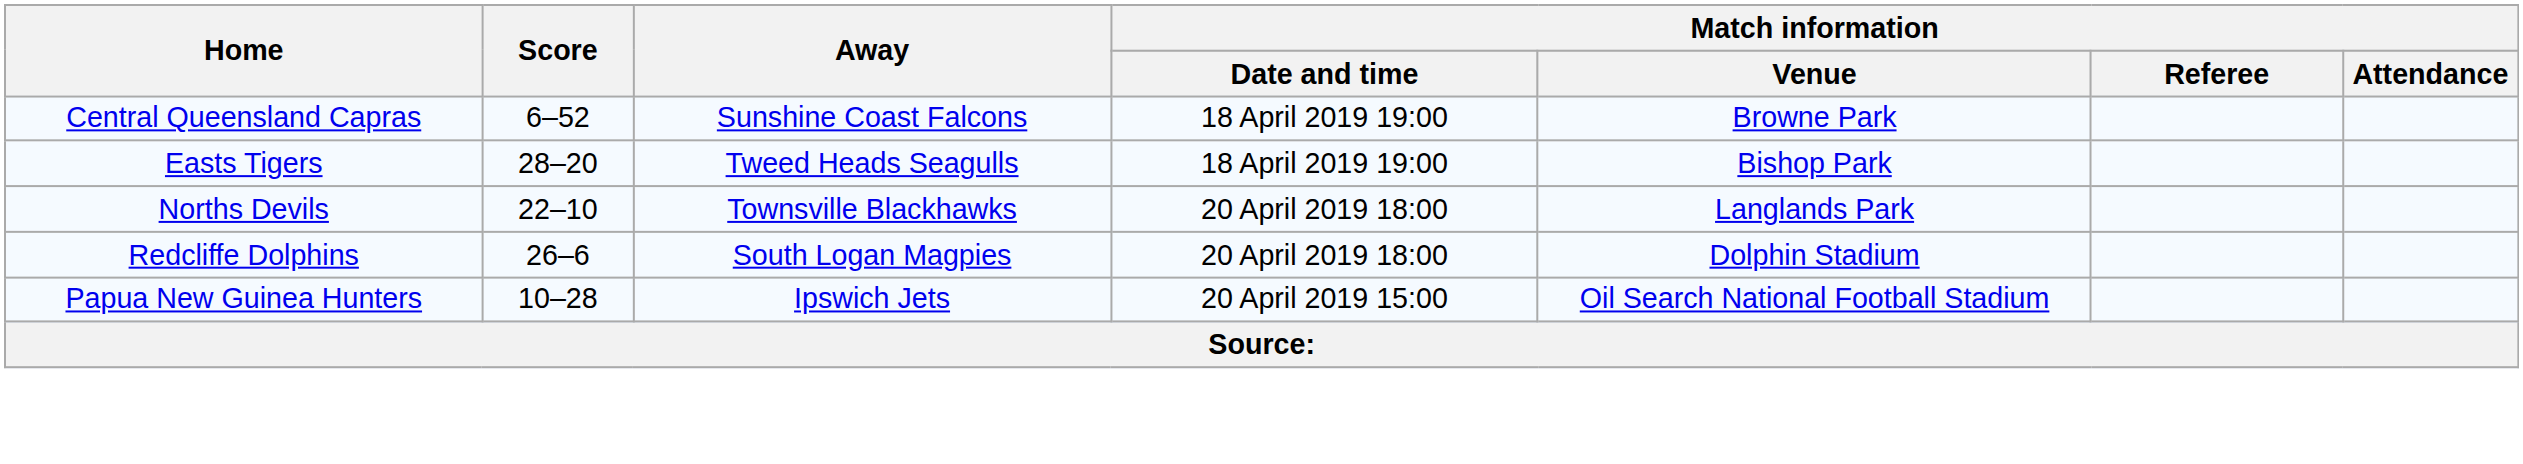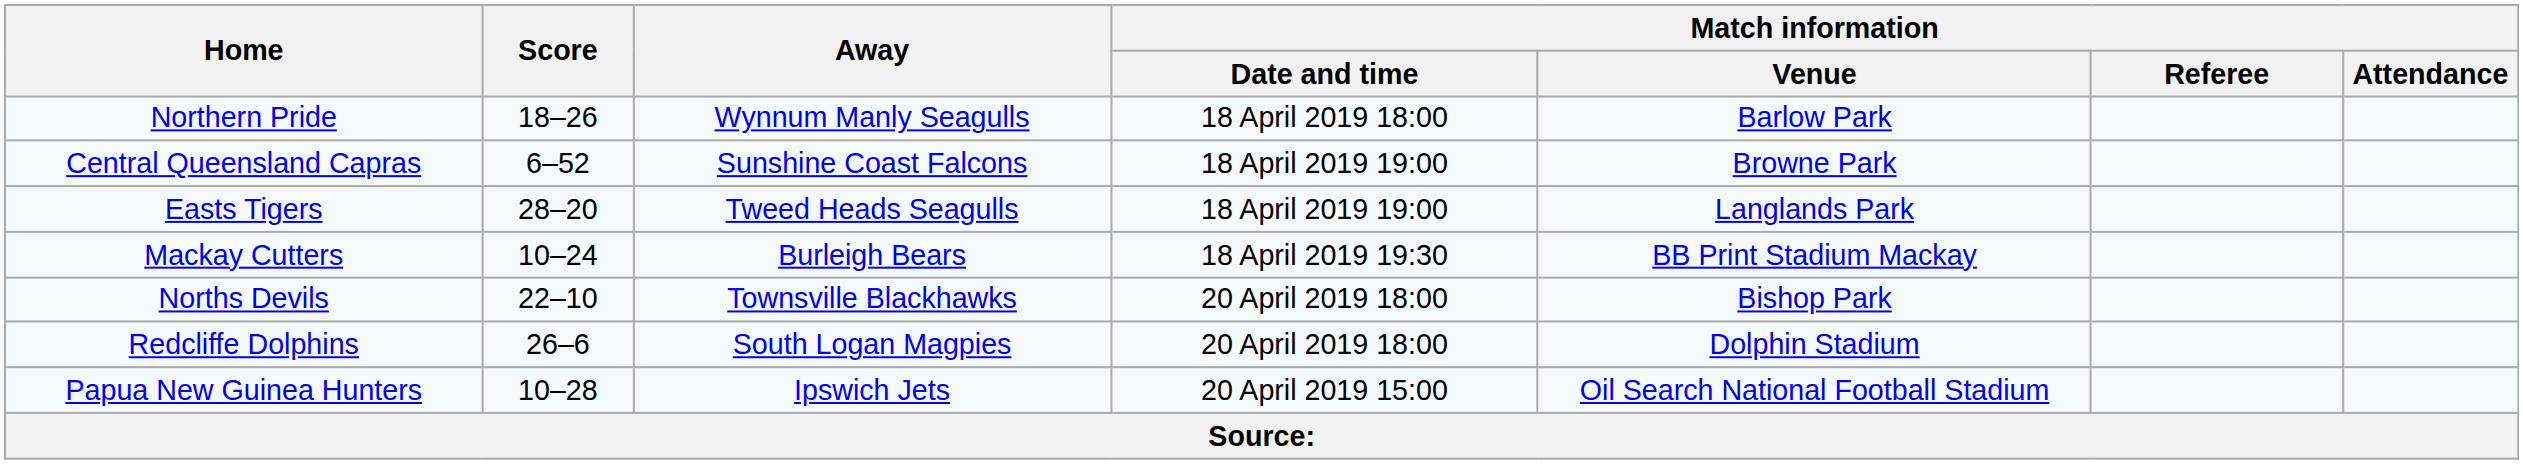+ row: (244, 119)
(1815, 164) Bishop Park -> (1815, 209) Langlands Park
+ row: (244, 254)
(1815, 209) Langlands Park -> (1815, 300) Bishop Park
